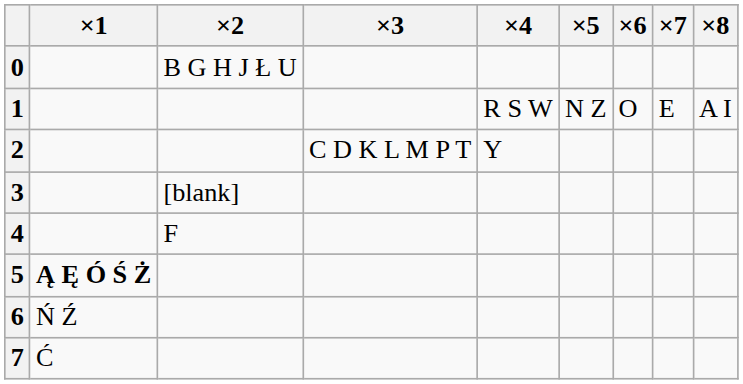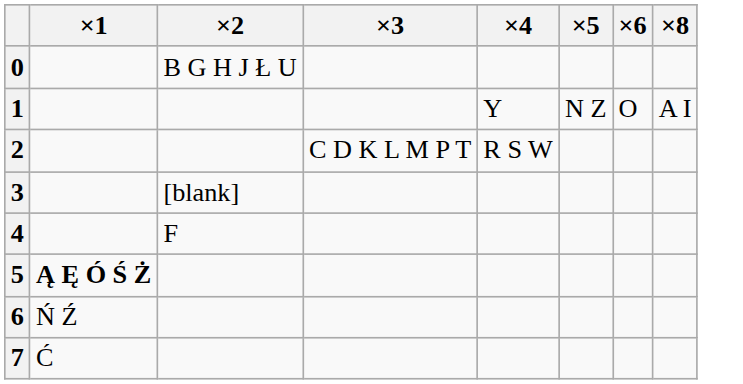- column: (673, 25)
(518, 108) R S W -> (493, 108) Y
(493, 150) Y -> (518, 150) R S W
